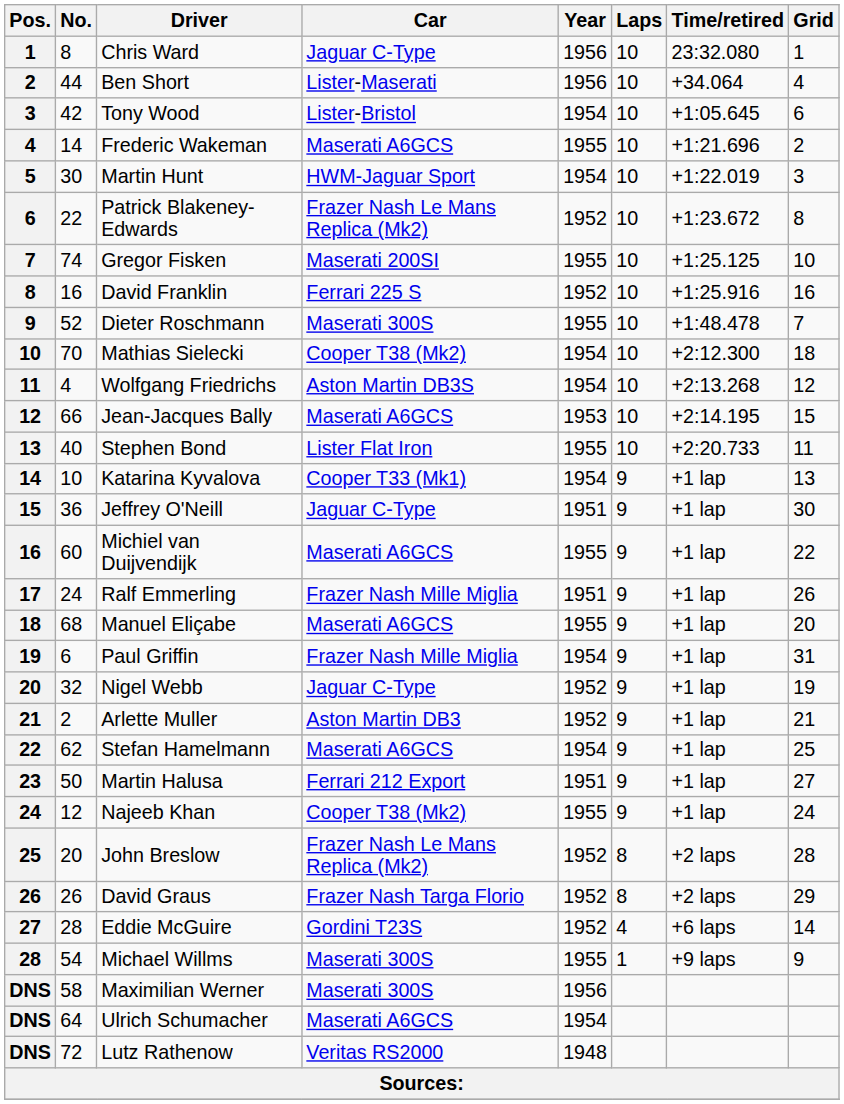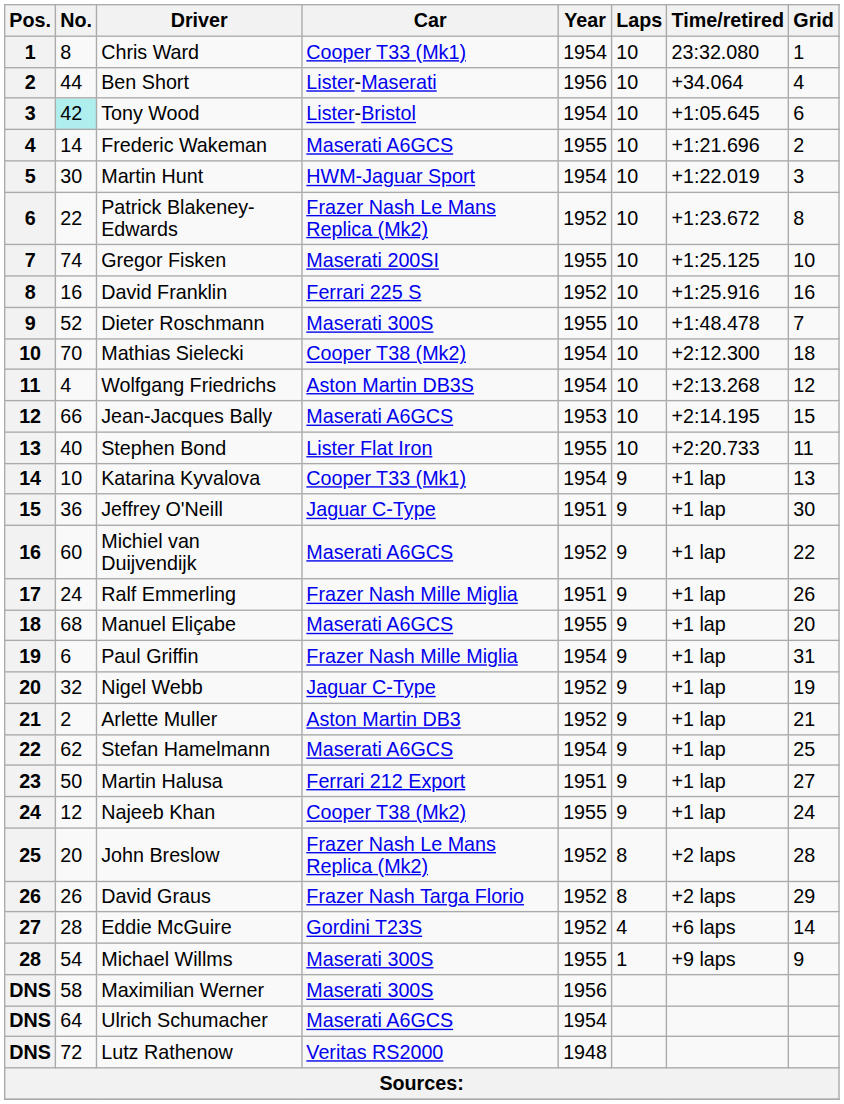(371, 52) Jaguar C-Type -> (386, 52) Cooper T33 (Mk1)
(585, 52) 1956 -> (585, 52) 1954
(71, 114) no background -> (71, 114) paleturquoise background
(585, 552) 1955 -> (585, 552) 1952
